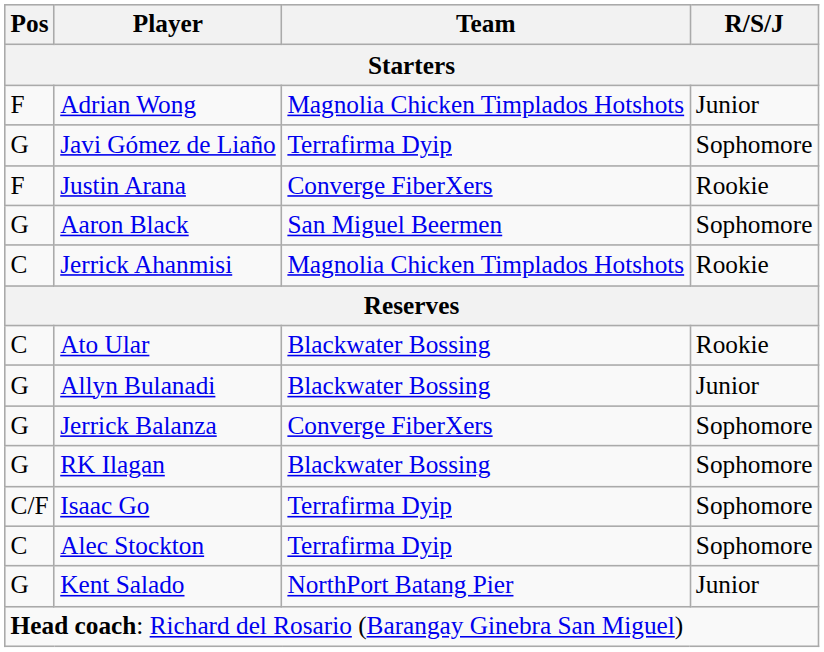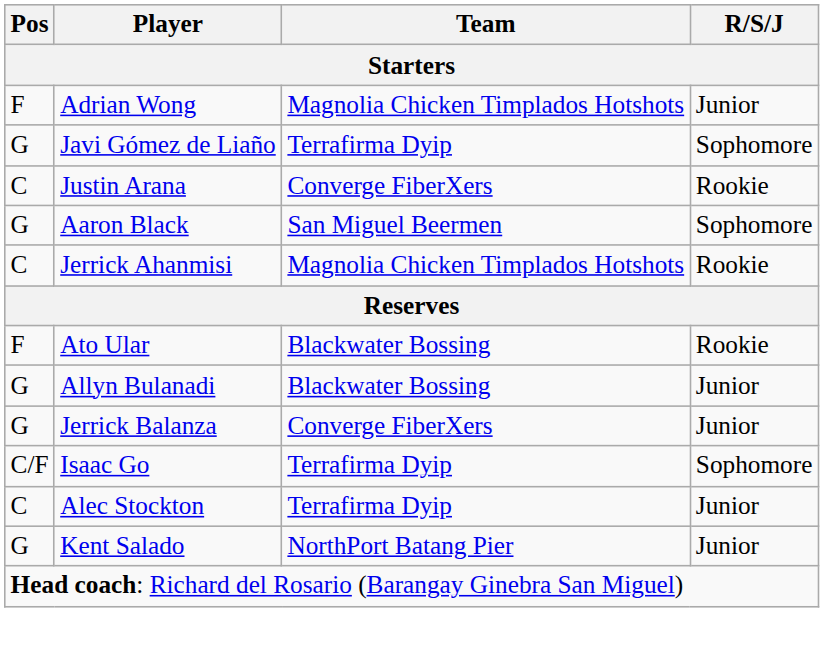(18, 184) F -> (19, 184) C
(19, 345) C -> (18, 345) F
(754, 425) Sophomore -> (727, 425) Junior
- row: (113, 465)
(754, 545) Sophomore -> (727, 505) Junior
